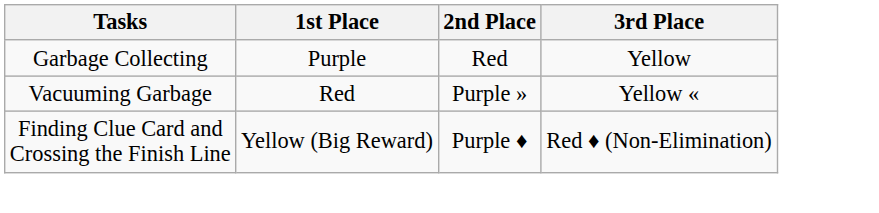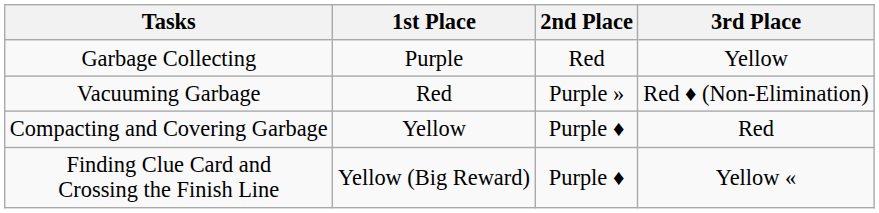(659, 93) Yellow « -> (756, 93) Red ♦ (Non-Elimination)
+ row: (169, 128)
(659, 141) Red ♦ (Non-Elimination) -> (756, 176) Yellow «
